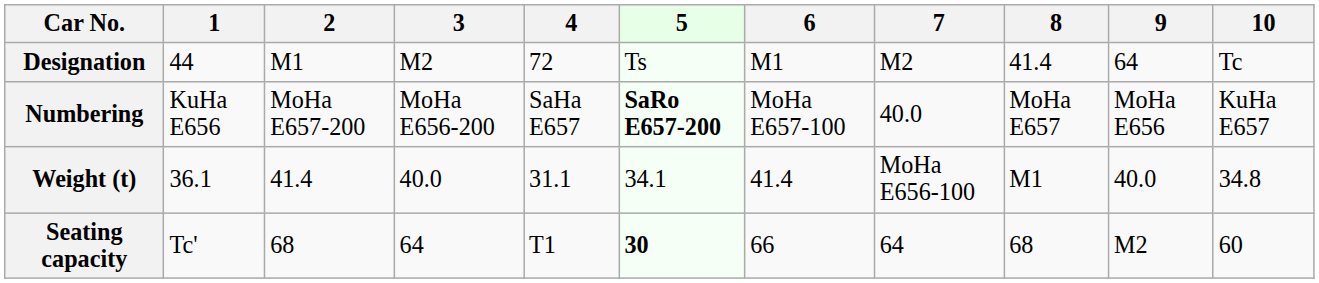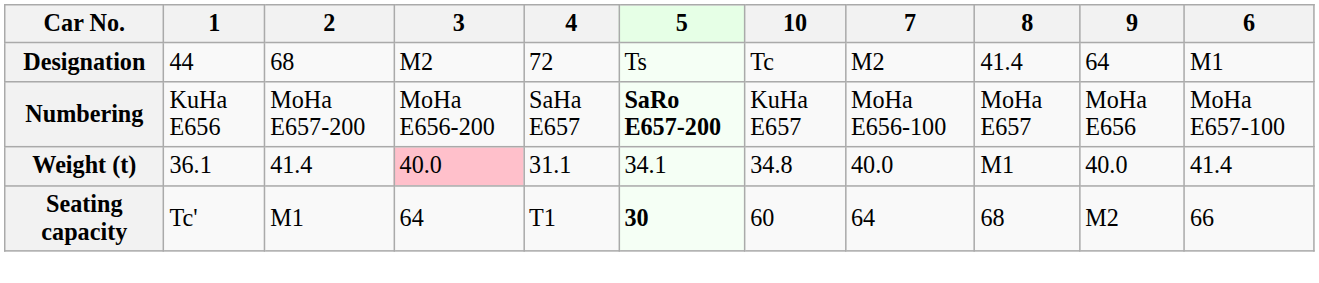columns swapped: (809, 23) <-> (1264, 23)
(287, 61) M1 -> (282, 61) 68
(901, 113) 40.0 -> (899, 113) MoHa E656-100
(421, 179) no background -> (421, 165) pink background
(927, 179) MoHa E656-100 -> (872, 165) 40.0
(282, 244) 68 -> (287, 217) M1
